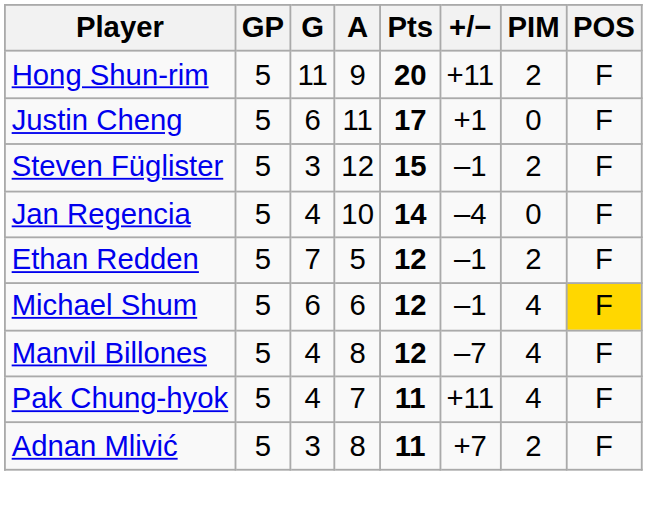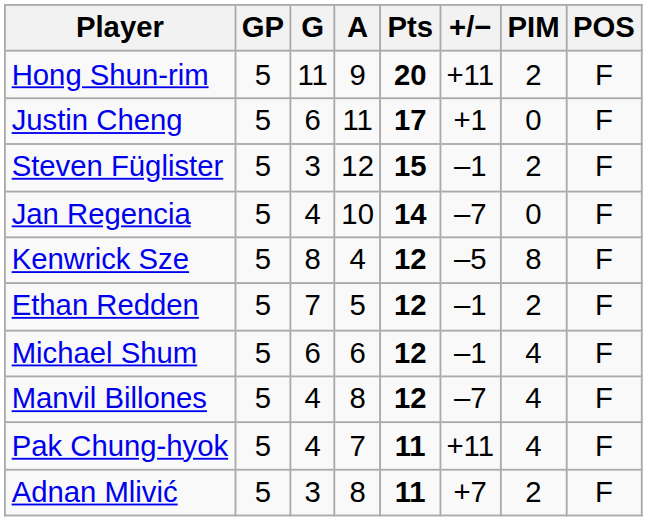(470, 213) –4 -> (470, 213) –7
+ row: (100, 259)
(604, 306) gold background -> (604, 352) no background
